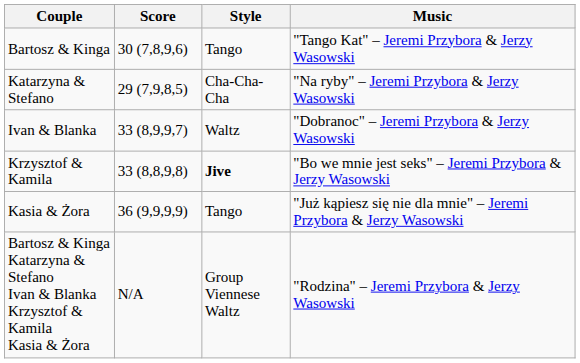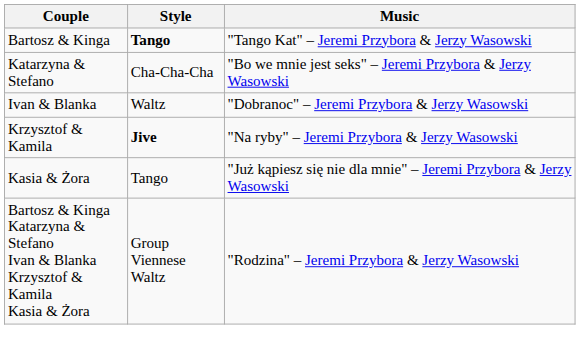- column: (158, 16)
(224, 48) normal -> (151, 40) bold
(406, 89) "Na ryby" – Jeremi Przybora & Jerzy Wasowski -> (379, 72) "Bo we mnie jest seks" – Jeremi Przybora & Jerzy Wasowski
(427, 171) "Bo we mnie jest seks" – Jeremi Przybora & Jerzy Wasowski -> (373, 137) "Na ryby" – Jeremi Przybora & Jerzy Wasowski
